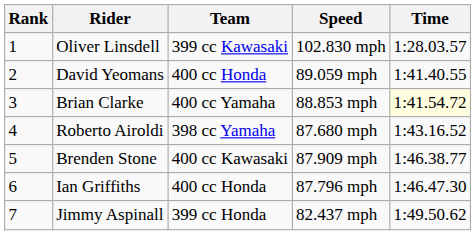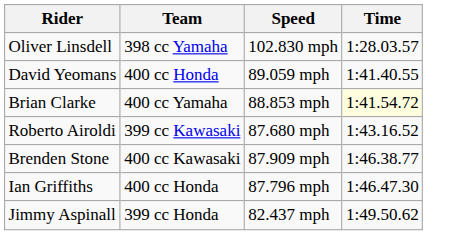- column: (28, 18)
(230, 46) 399 cc Kawasaki -> (176, 46) 398 cc Yamaha
(224, 131) 398 cc Yamaha -> (182, 131) 399 cc Kawasaki
